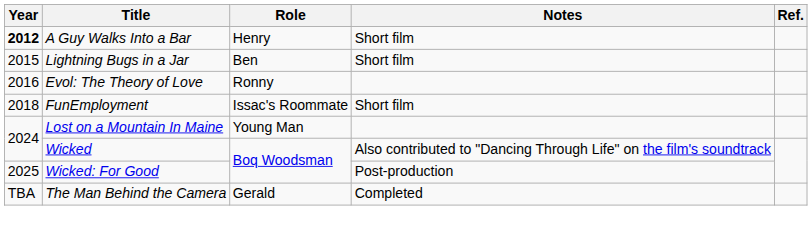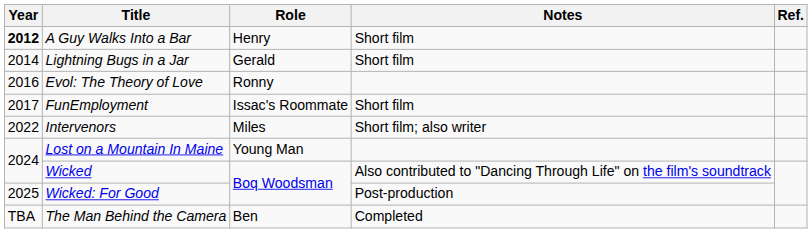(23, 60) 2015 -> (23, 60) 2014
(245, 60) Ben -> (254, 60) Gerald
(23, 104) 2018 -> (23, 104) 2017
+ row: (81, 127)
(254, 194) Gerald -> (245, 216) Ben
